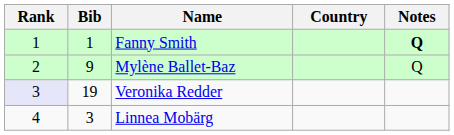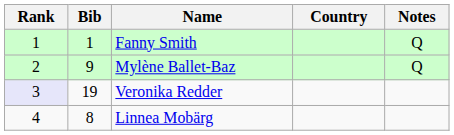(417, 42) bold -> (417, 42) normal
(90, 117) 3 -> (90, 117) 8
